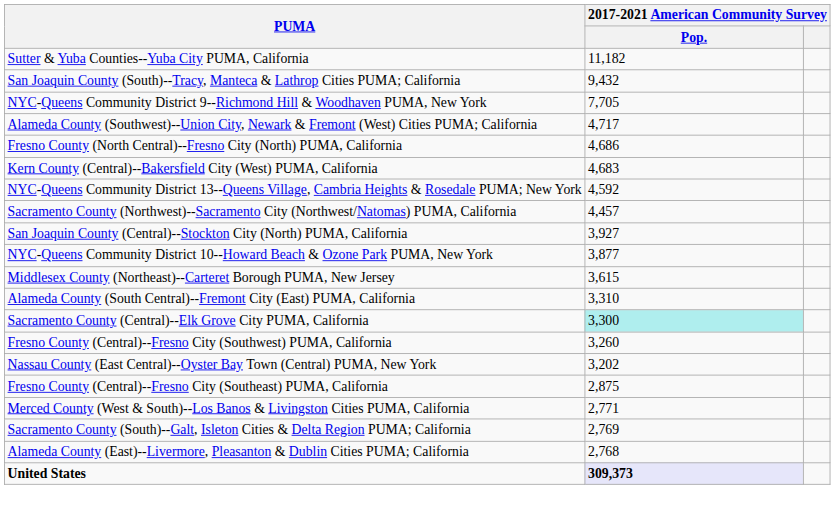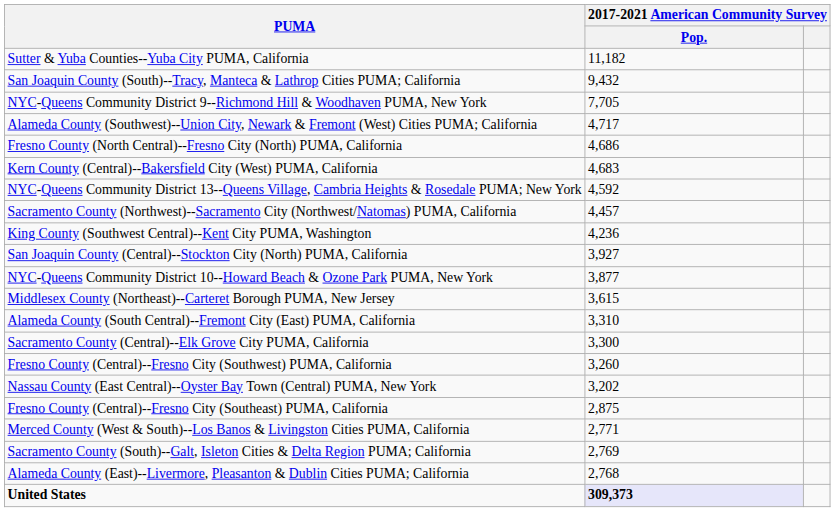+ row: (189, 233)
(604, 320) paleturquoise background -> (604, 342) no background
